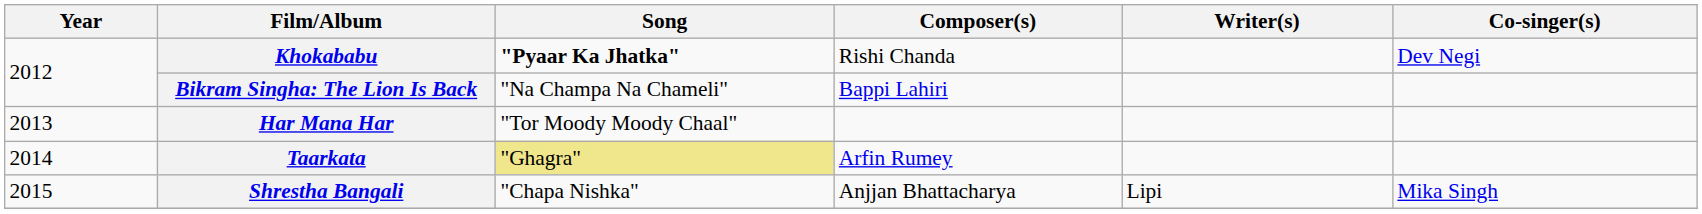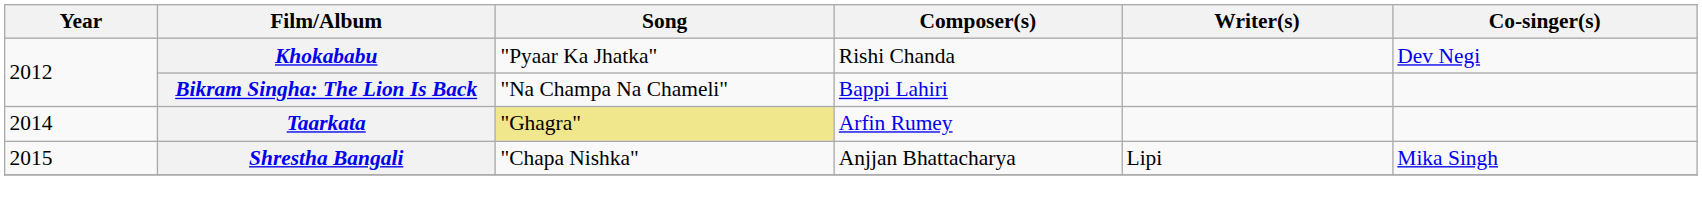(590, 55) bold -> (579, 55) normal
- row: (326, 123)
